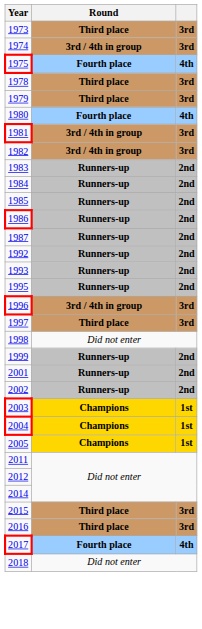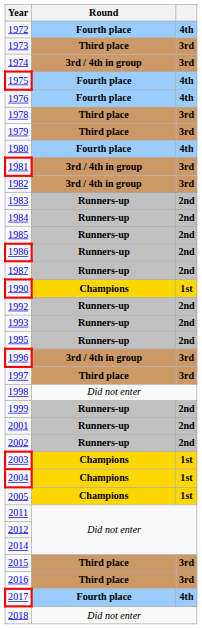+ row: (18, 29)
+ row: (18, 99)
+ row: (18, 289)
